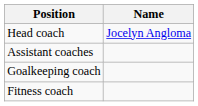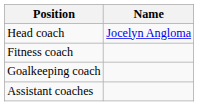rows swapped: (50, 52) <-> (40, 91)
